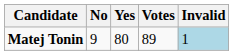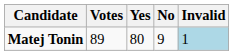columns swapped: (158, 15) <-> (99, 15)
